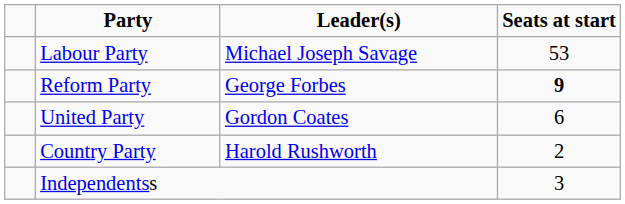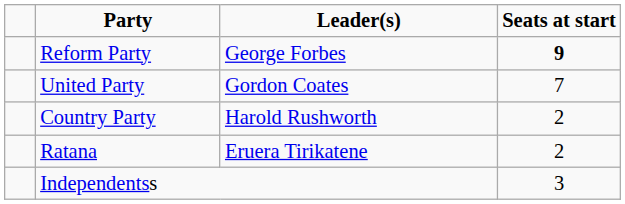- row: (94, 53)
(559, 118) 6 -> (559, 85) 7
+ row: (69, 150)
